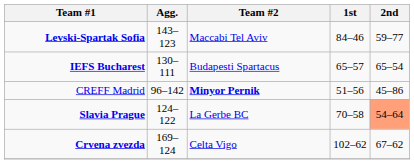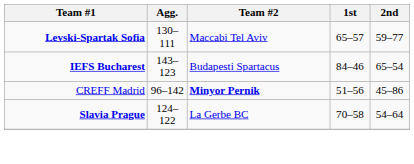(167, 36) 143–123 -> (167, 36) 130–111
(350, 36) 84–46 -> (350, 36) 65–57
(167, 66) 130–111 -> (167, 66) 143–123
(350, 66) 65–57 -> (350, 66) 84–46
(389, 114) lightsalmon background -> (389, 114) no background
- row: (110, 144)
